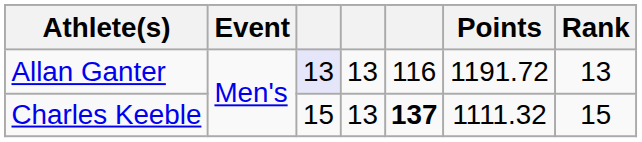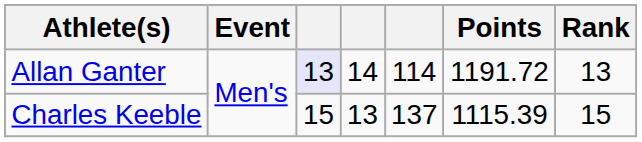(363, 71) 13 -> (363, 71) 14
(414, 71) 116 -> (414, 71) 114
(414, 115) bold -> (414, 115) normal
(500, 115) 1111.32 -> (500, 115) 1115.39
